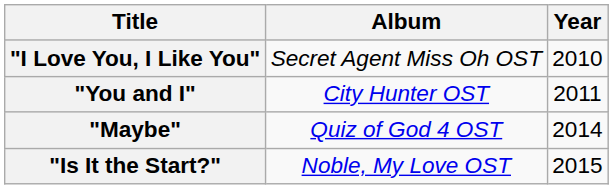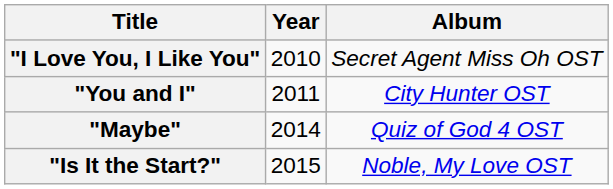columns swapped: (577, 22) <-> (406, 22)
